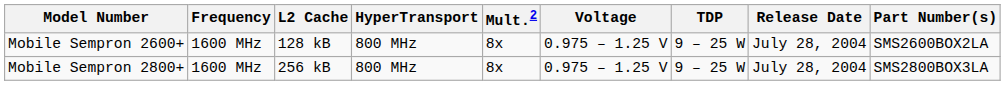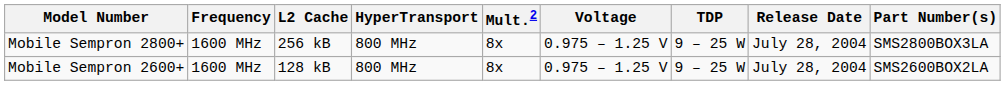rows swapped: (96, 44) <-> (96, 68)
